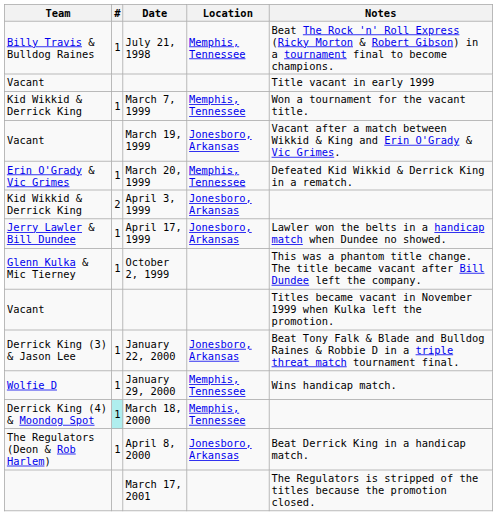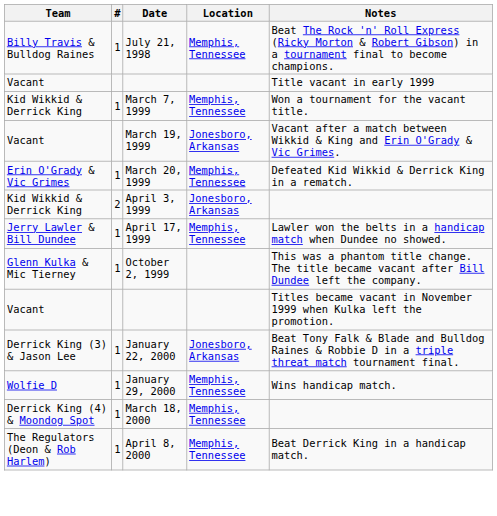(220, 234) Jonesboro, Arkansas -> (217, 234) Memphis, Tennessee
(117, 414) paleturquoise background -> (117, 414) no background
(220, 449) Jonesboro, Arkansas -> (217, 449) Memphis, Tennessee
- row: (58, 490)
